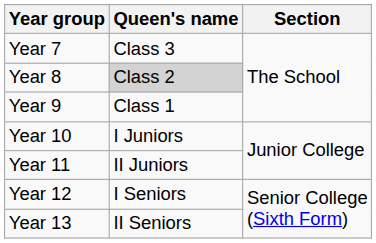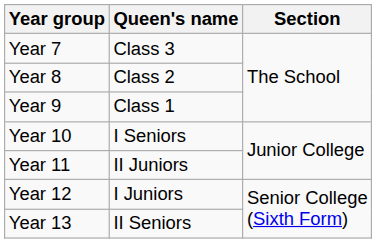(144, 77) lightgrey background -> (144, 77) no background
(148, 135) I Juniors -> (150, 135) I Seniors
(150, 194) I Seniors -> (148, 194) I Juniors
